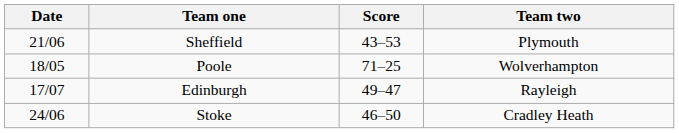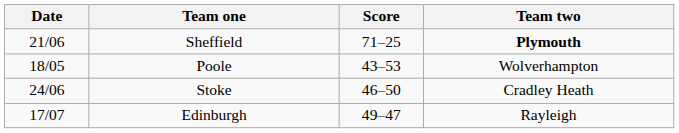(381, 41) 43–53 -> (381, 41) 71–25
(548, 41) normal -> (548, 41) bold
(381, 66) 71–25 -> (381, 66) 43–53
rows swapped: (214, 115) <-> (214, 90)
